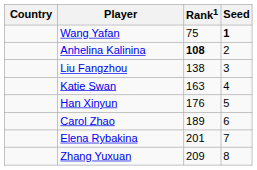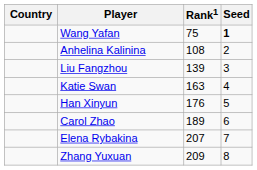(195, 51) bold -> (195, 51) normal
(195, 68) 138 -> (195, 68) 139
(195, 138) 201 -> (195, 138) 207
